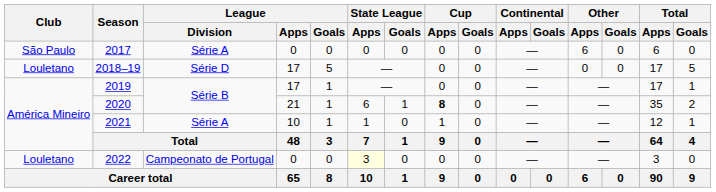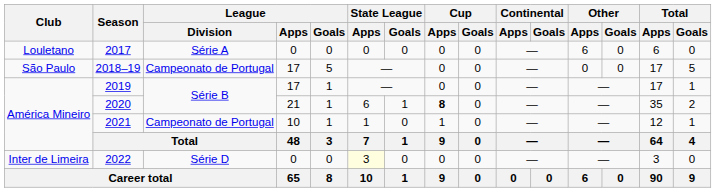(49, 50) São Paulo -> (49, 50) Louletano
(49, 68) Louletano -> (49, 68) São Paulo
(210, 68) Série D -> (210, 68) Campeonato de Portugal
(210, 123) Série A -> (210, 123) Campeonato de Portugal
(49, 159) Louletano -> (49, 159) Inter de Limeira
(210, 159) Campeonato de Portugal -> (210, 159) Série D
